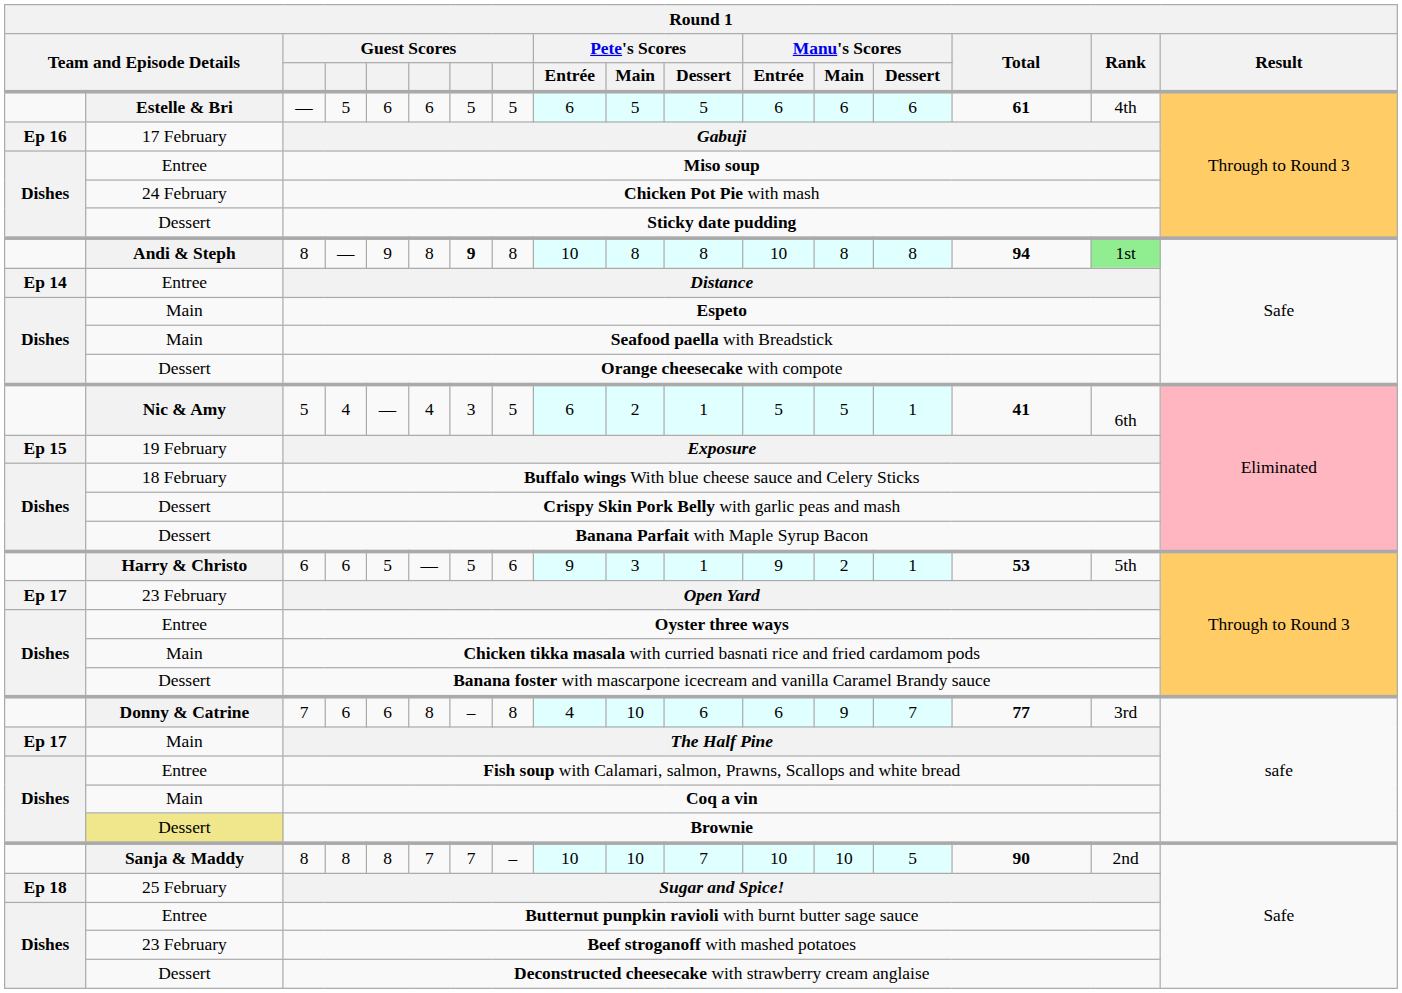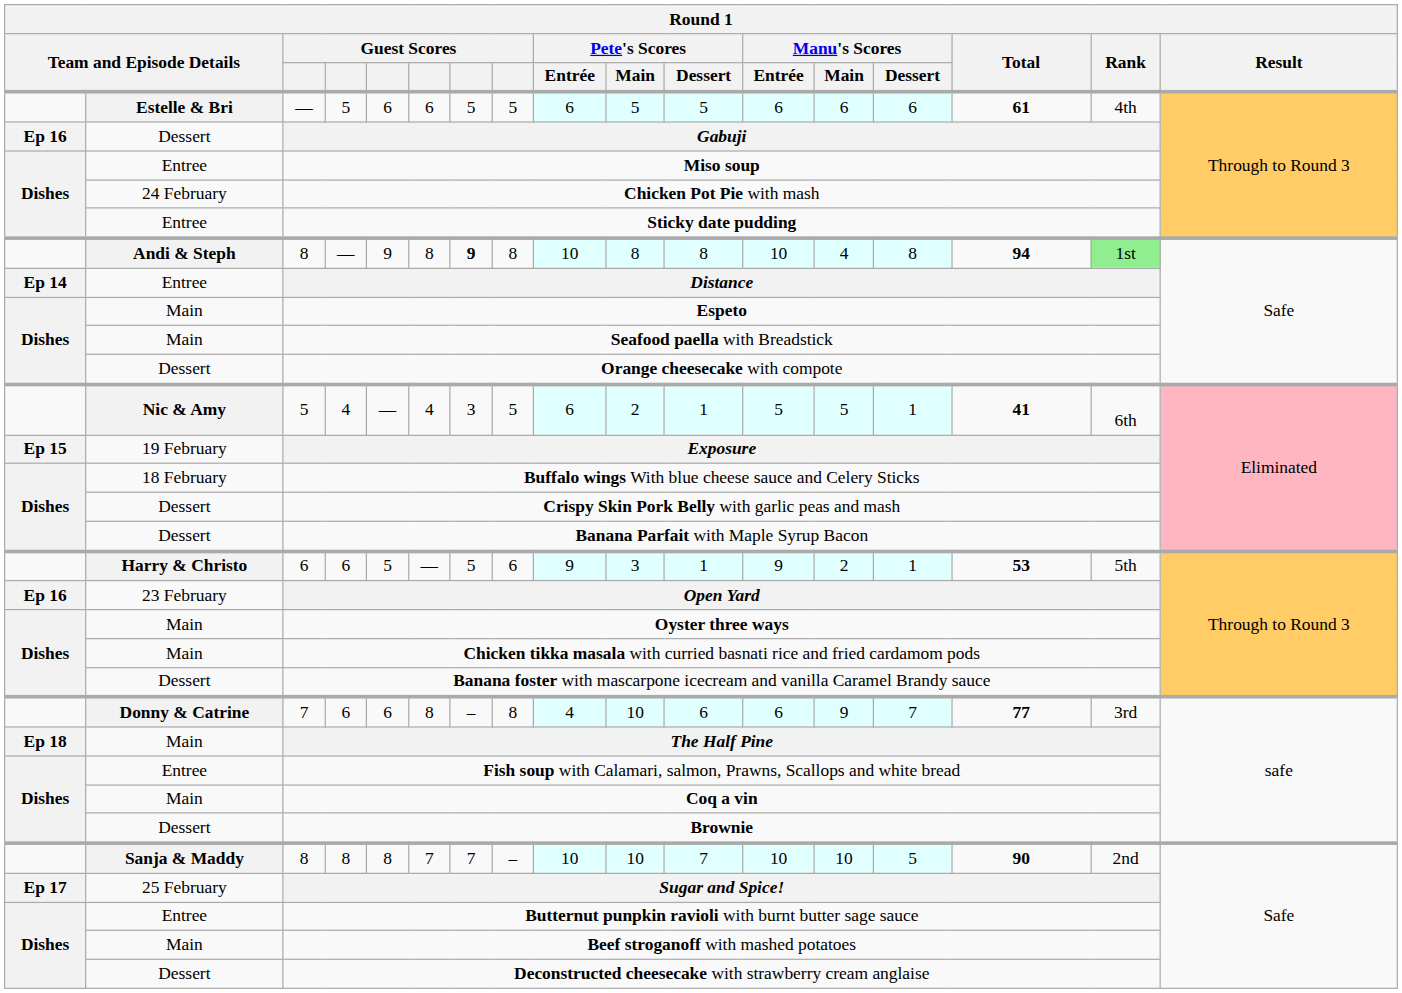(184, 136) 17 February -> (184, 136) Dessert
(184, 222) Dessert -> (184, 222) Entree
(844, 253) 8 -> (844, 253) 4
(45, 595) Ep 17 -> (45, 595) Ep 16
(184, 624) Entree -> (184, 624) Main
(45, 741) Ep 17 -> (45, 741) Ep 18
(184, 827) khaki background -> (184, 827) no background
(45, 887) Ep 18 -> (45, 887) Ep 17
(184, 945) 23 February -> (184, 945) Main
